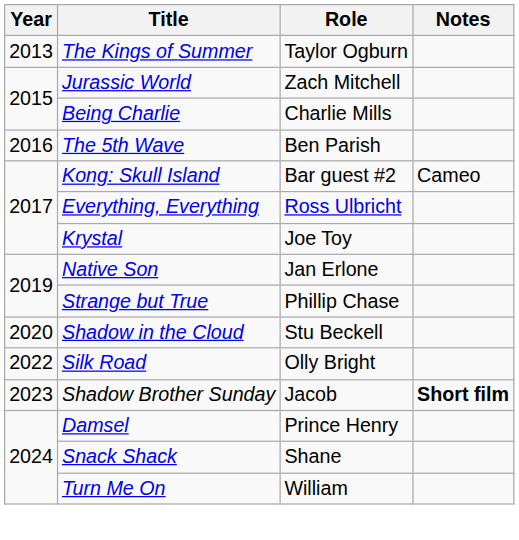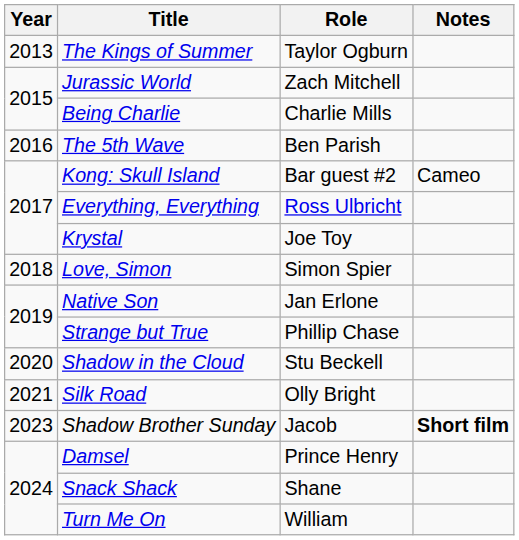+ row: (117, 269)
(31, 363) 2022 -> (31, 394) 2021
